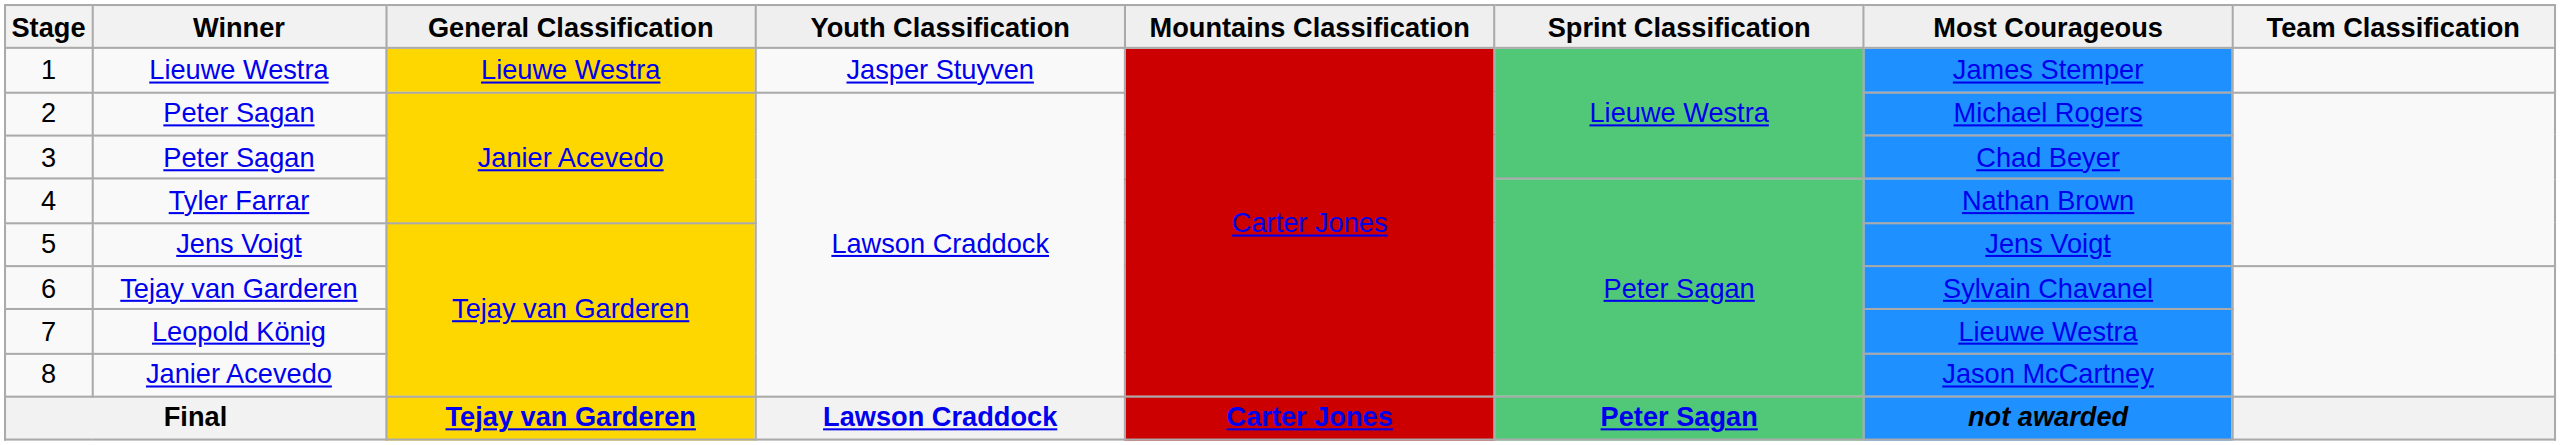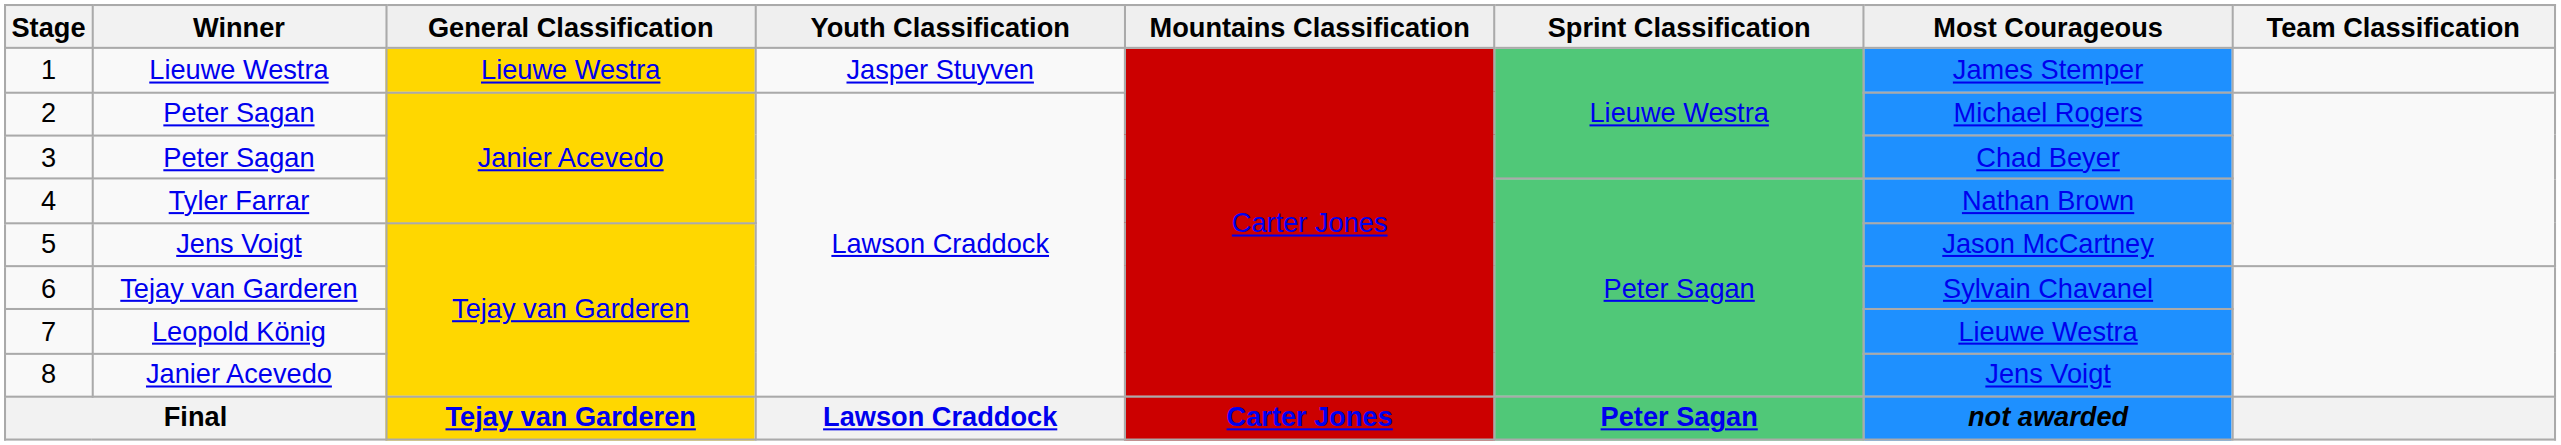(2048, 244) Jens Voigt -> (2048, 244) Jason McCartney
(2048, 375) Jason McCartney -> (2048, 375) Jens Voigt
